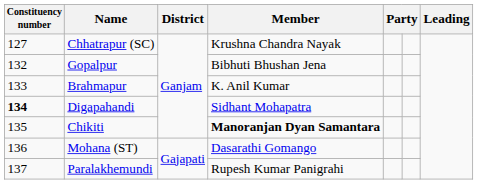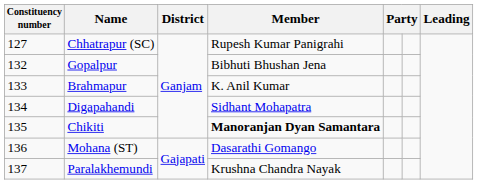(276, 44) Krushna Chandra Nayak -> (277, 44) Rupesh Kumar Panigrahi
(17, 106) bold -> (17, 106) normal
(277, 169) Rupesh Kumar Panigrahi -> (276, 169) Krushna Chandra Nayak
